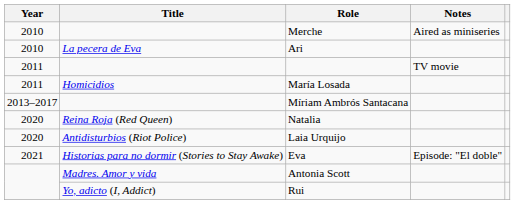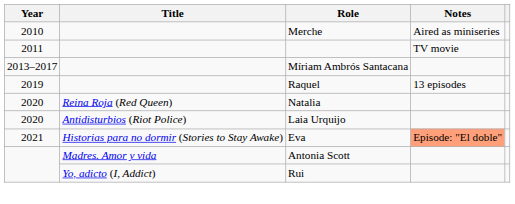- row: (296, 48)
- row: (319, 84)
+ row: (304, 84)
(458, 155) no background -> (458, 137) lightsalmon background
